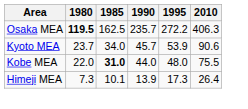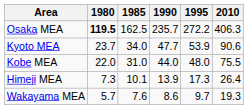(146, 46) 45.7 -> (168, 46) 47.7
(115, 63) bold -> (137, 63) normal
+ row: (46, 96)
